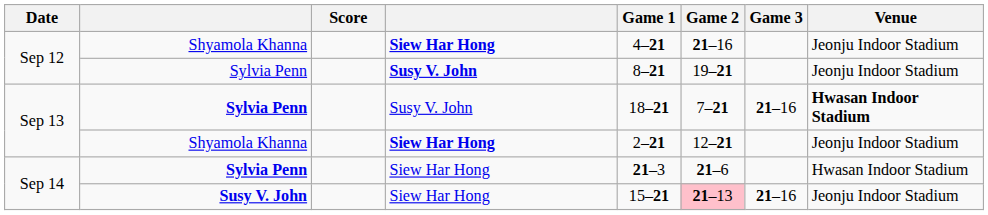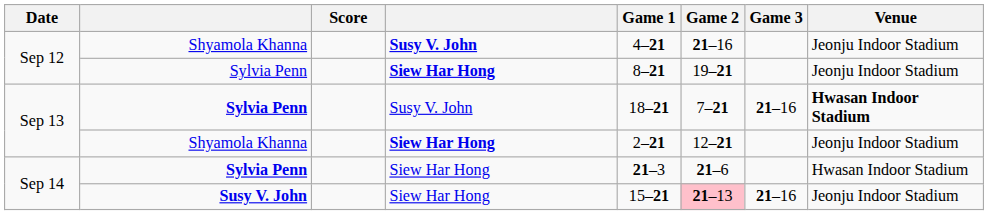(442, 44) Siew Har Hong -> (433, 44) Susy V. John
(433, 71) Susy V. John -> (442, 71) Siew Har Hong
